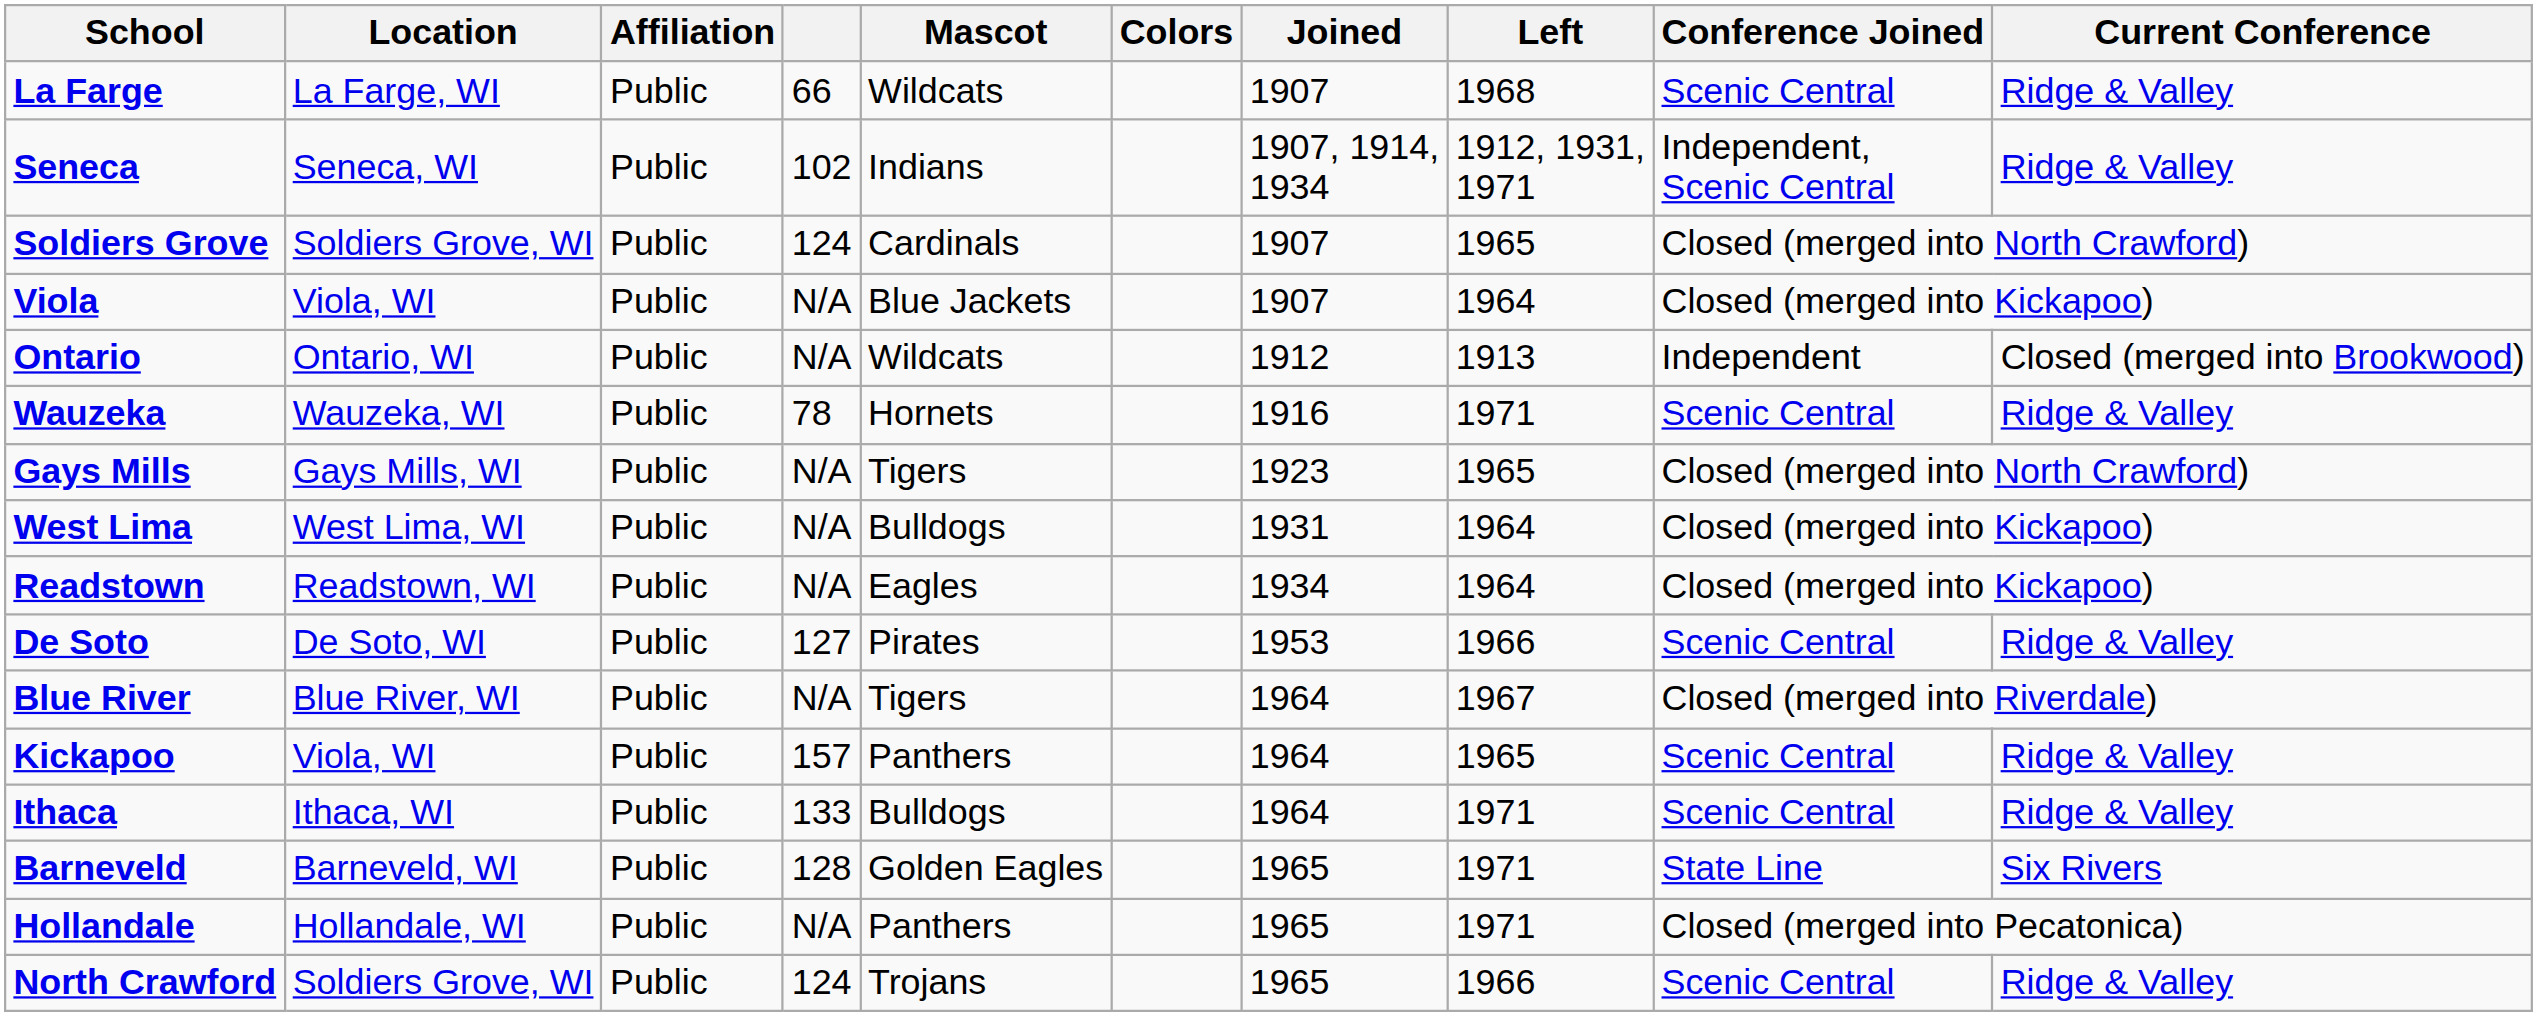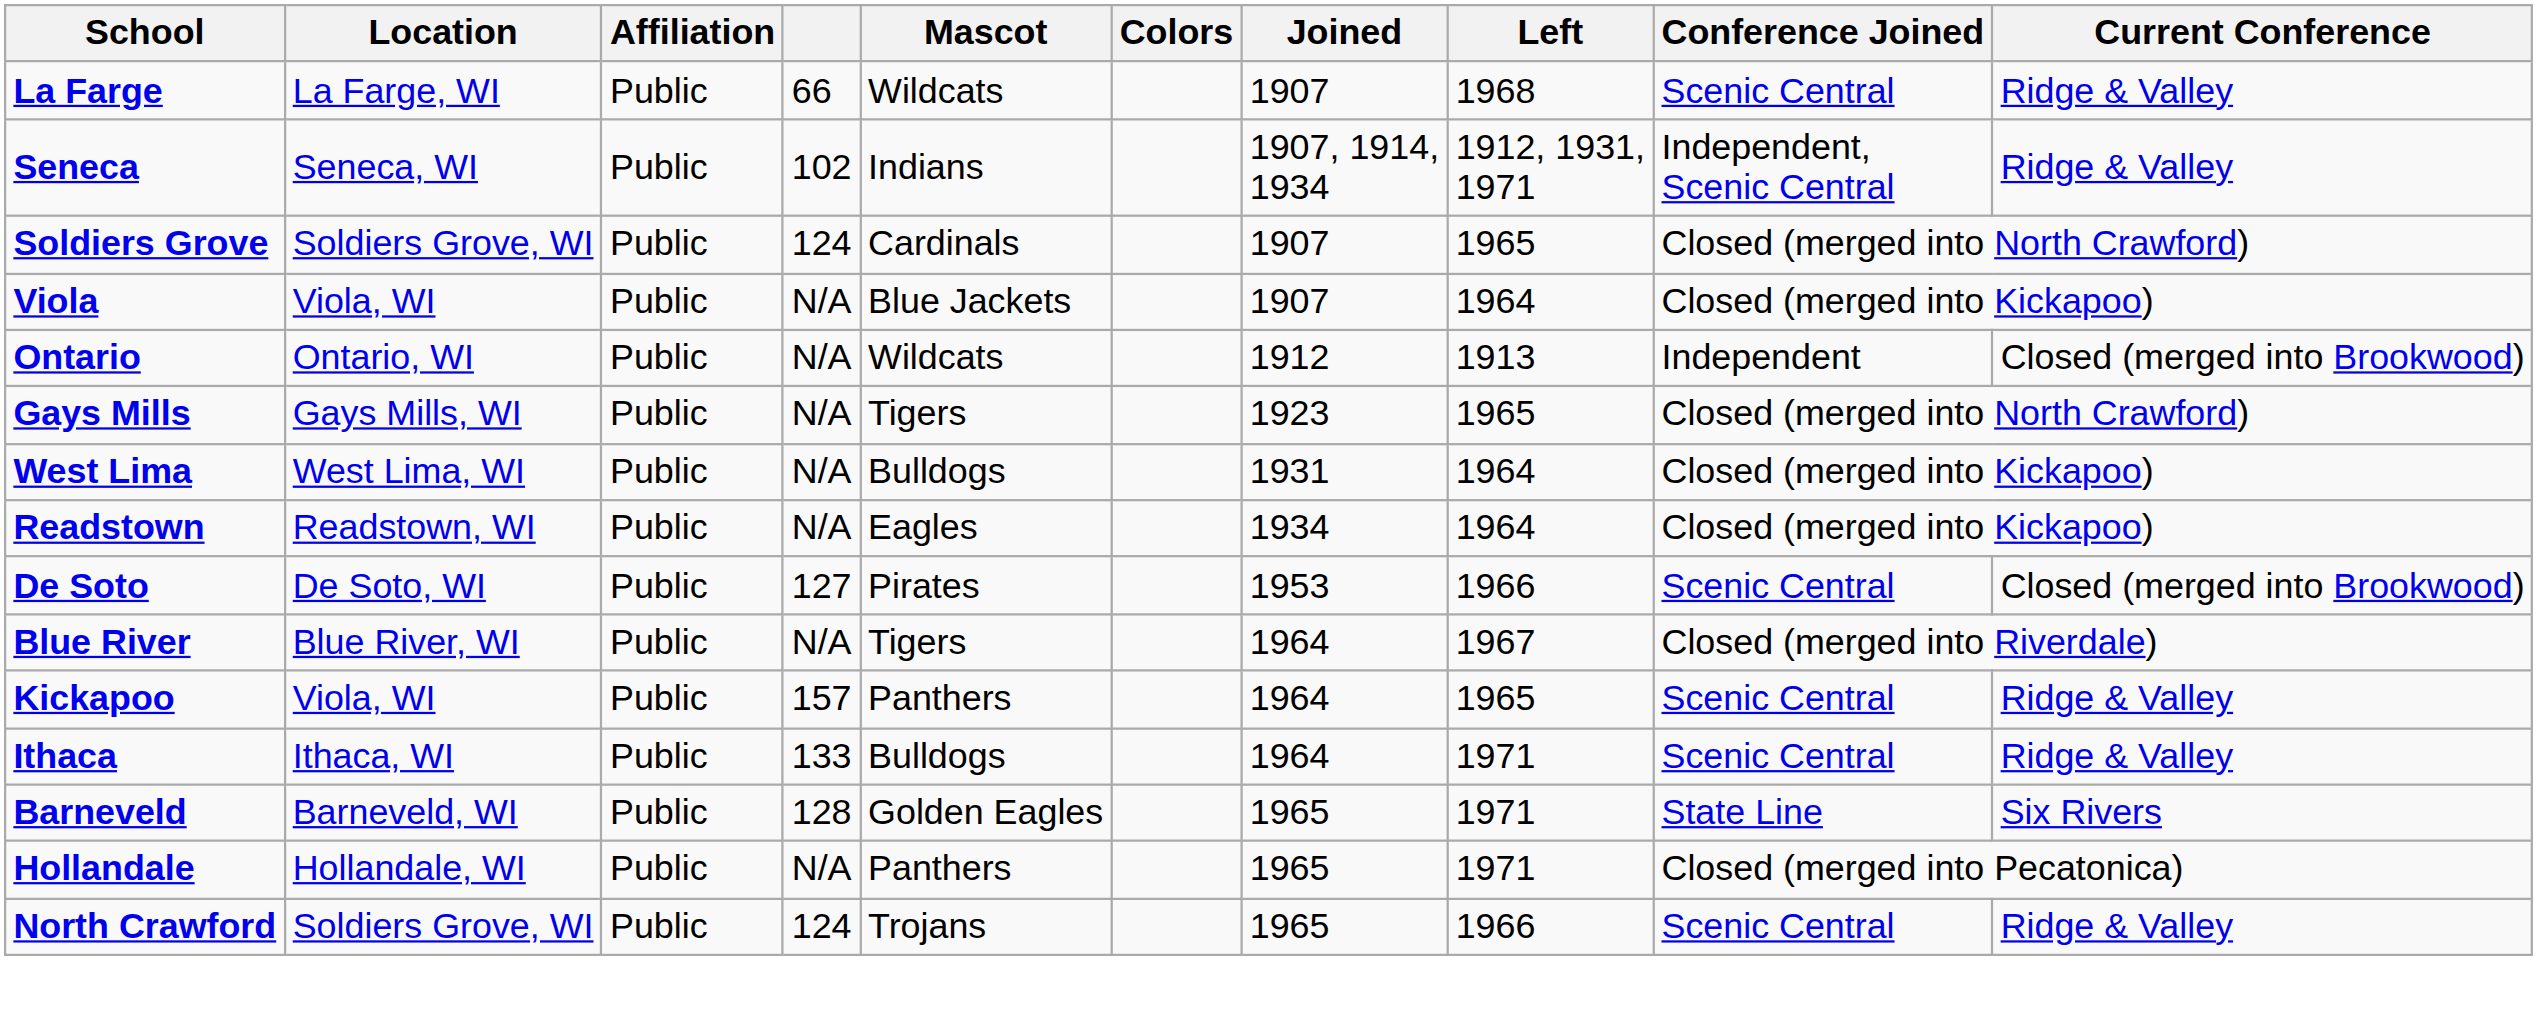- row: (89, 414)
(2117, 641) Ridge & Valley -> (2263, 584) Closed (merged into Brookwood)
